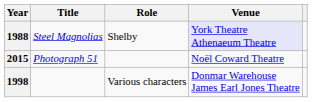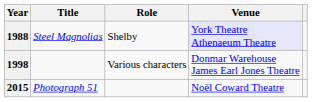rows swapped: (18, 82) <-> (18, 59)
